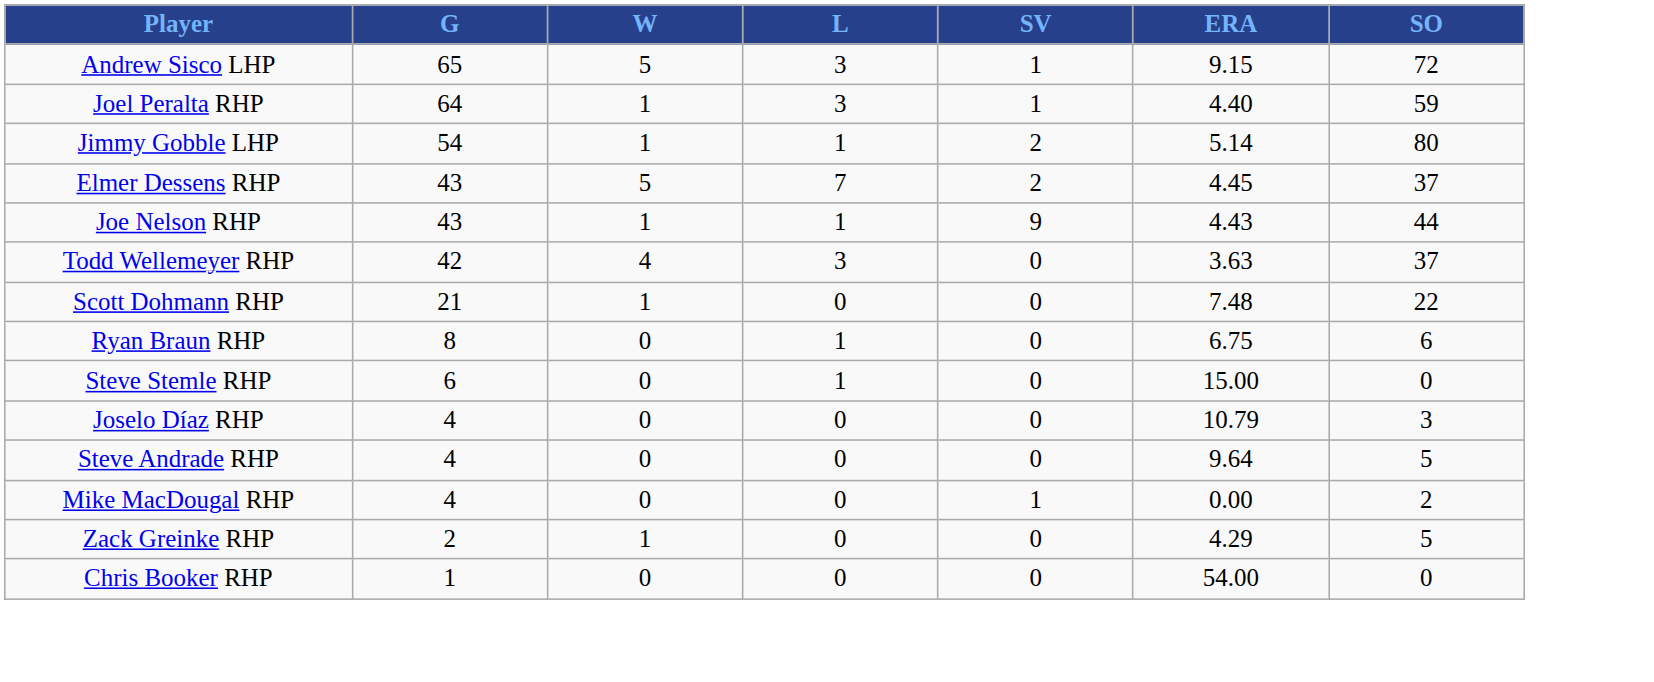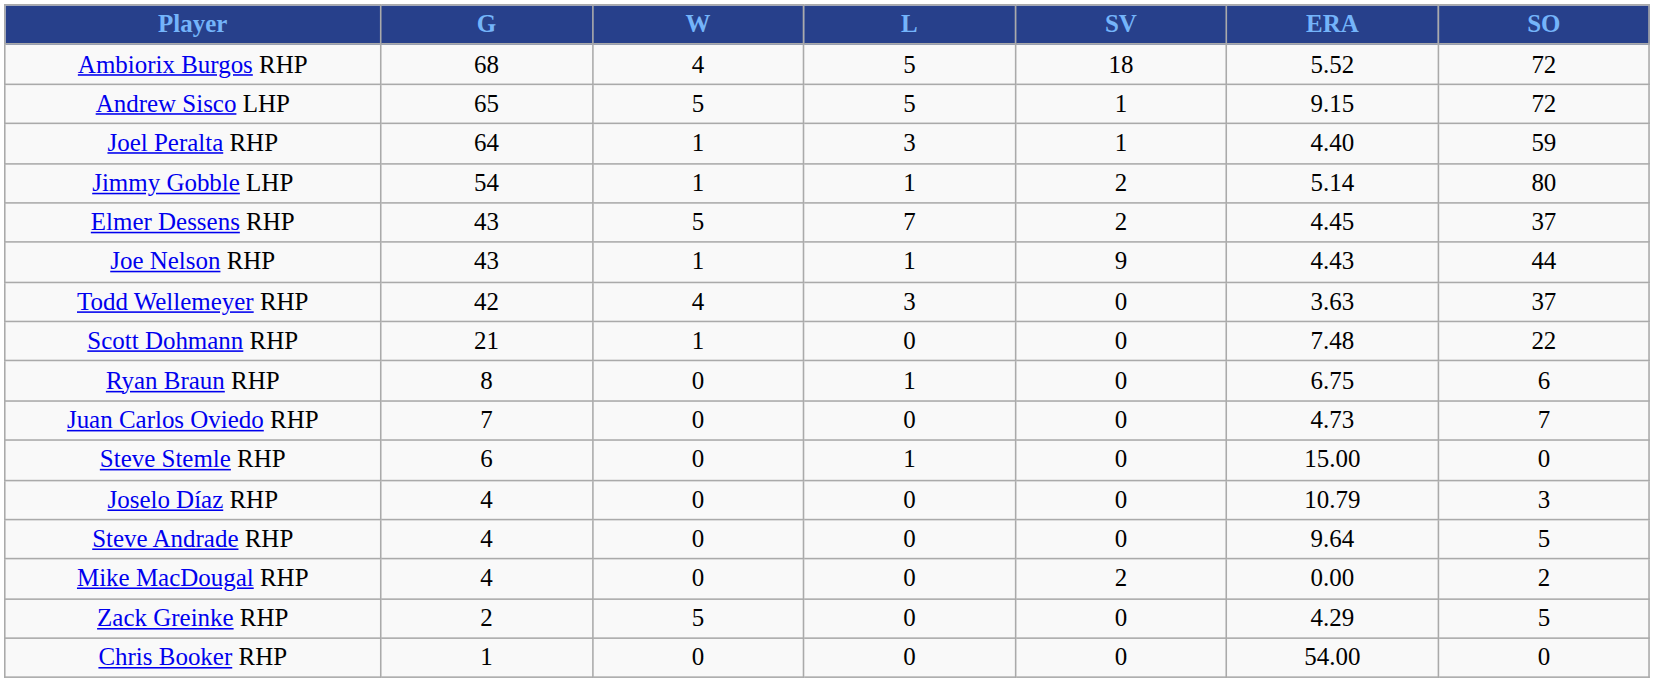+ row: (193, 63)
(840, 63) 3 -> (909, 103) 5
+ row: (193, 420)
(1036, 499) 1 -> (1121, 578) 2
(645, 538) 1 -> (698, 618) 5
